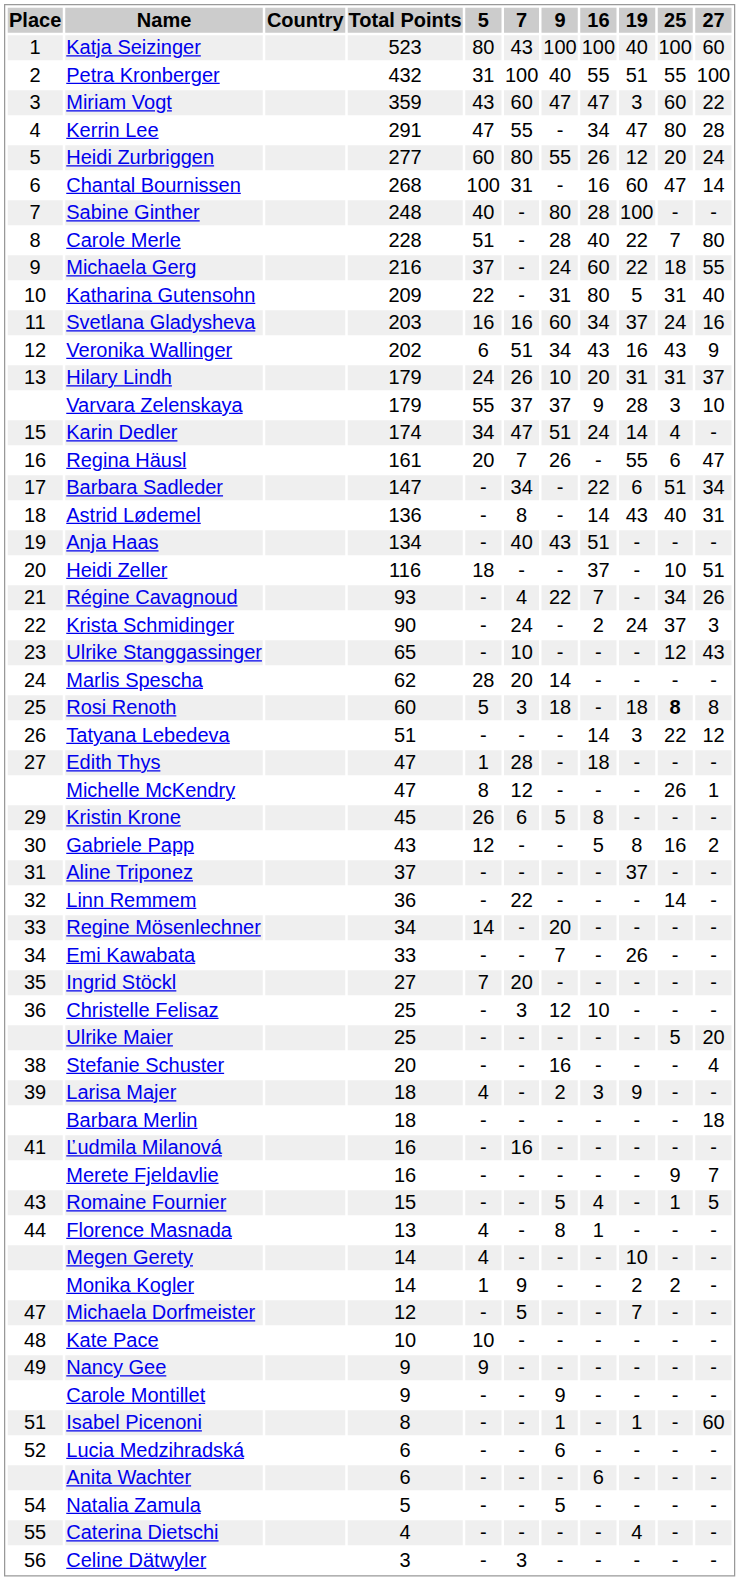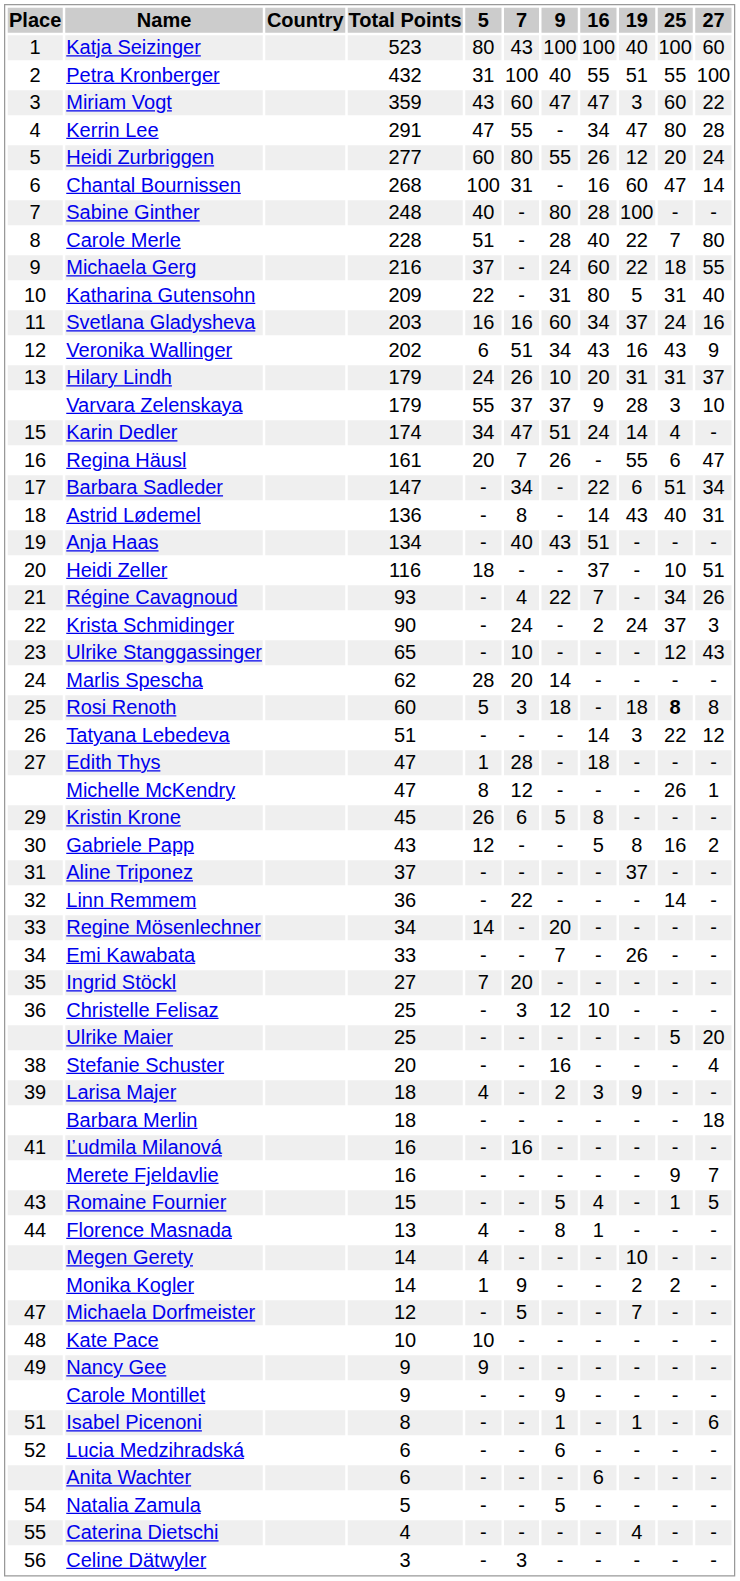(714, 1422) 60 -> (714, 1422) 6
